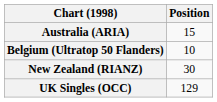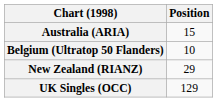(189, 69) 30 -> (189, 69) 29
